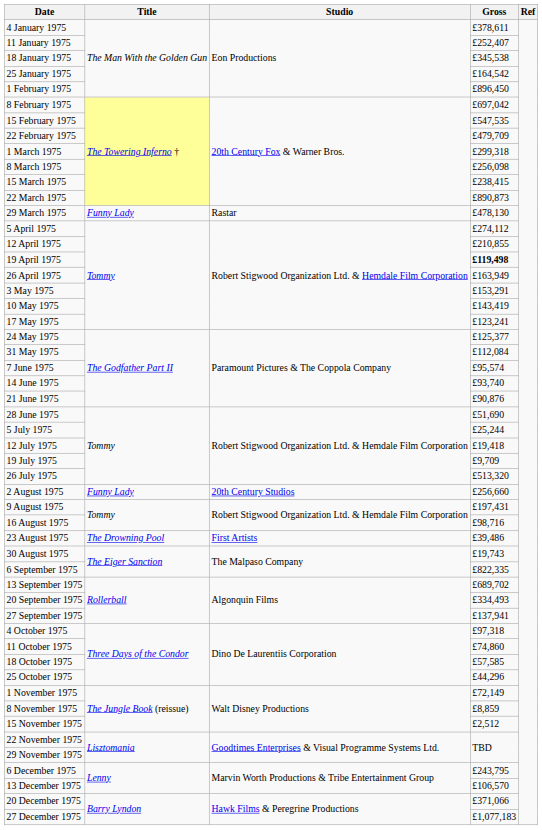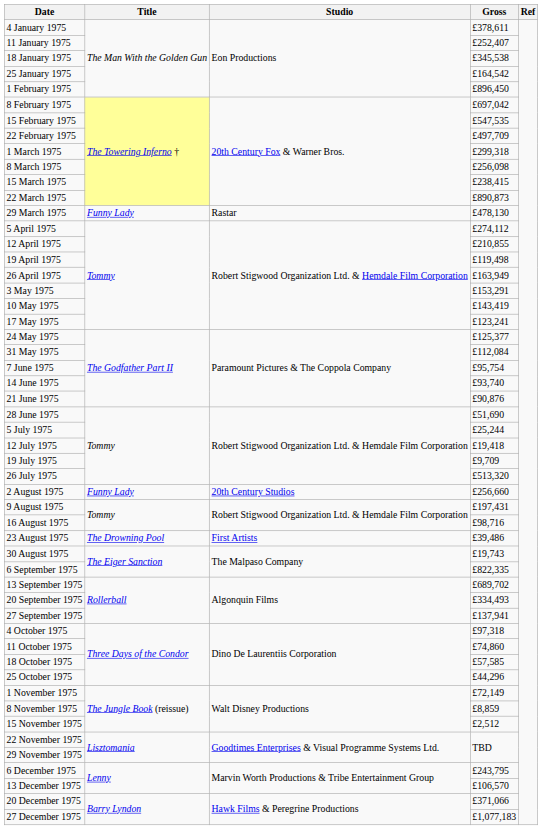(491, 136) £479,709 -> (491, 136) £497,709
(490, 259) bold -> (490, 259) normal
(488, 368) £95,574 -> (488, 368) £95,754
